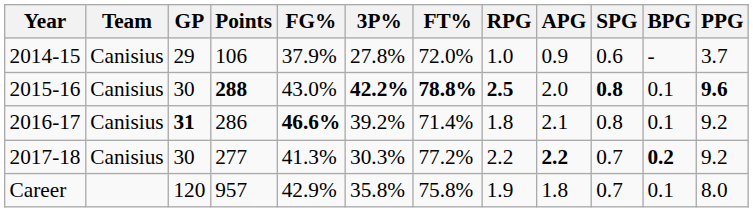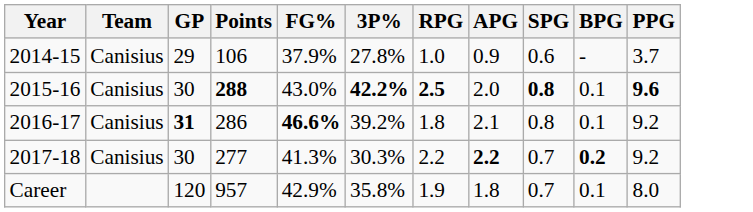- column: (448, 21)
